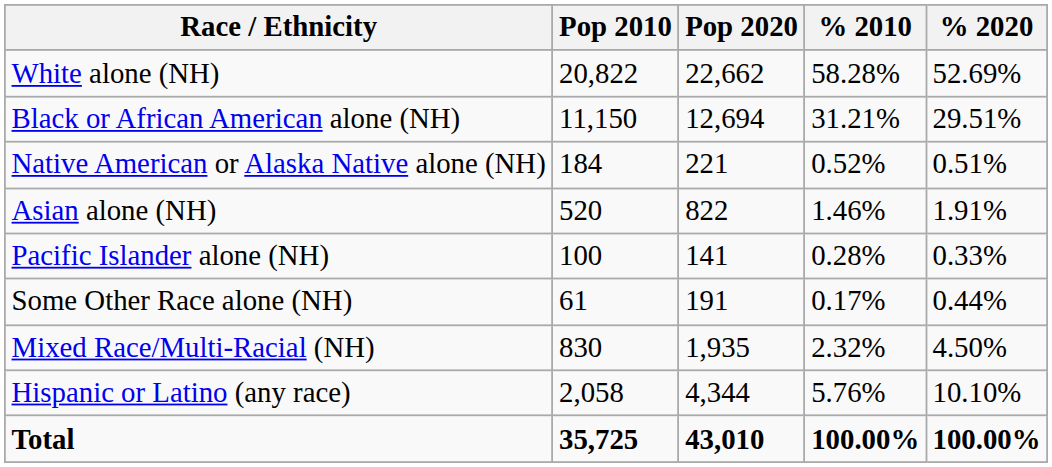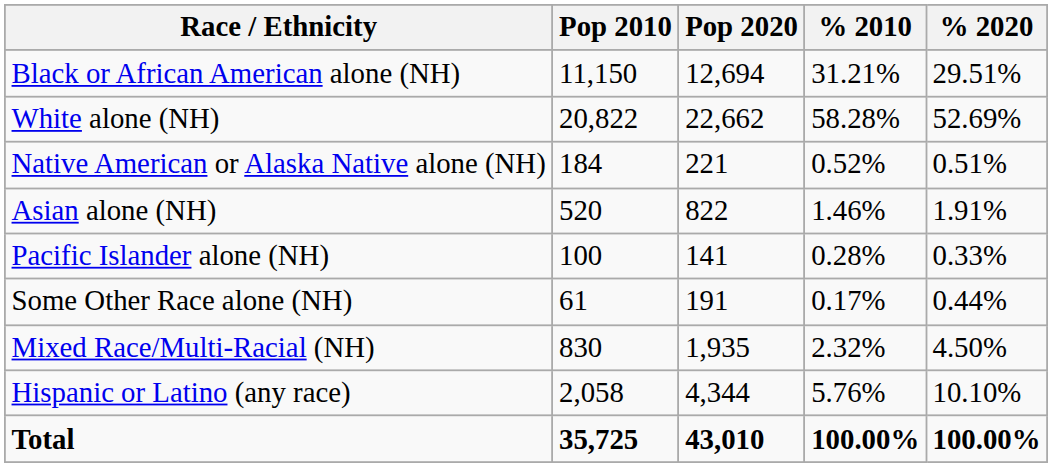rows swapped: (116, 73) <-> (236, 118)
